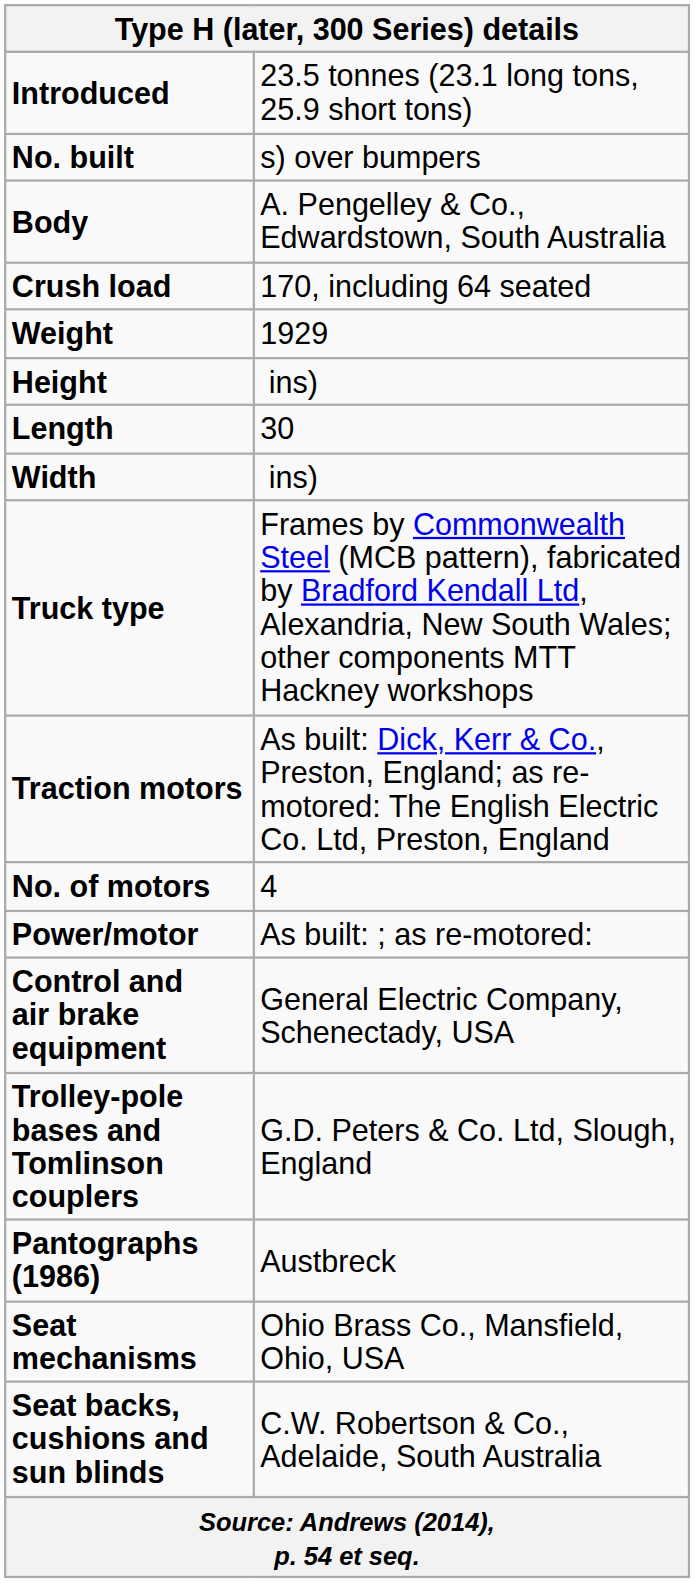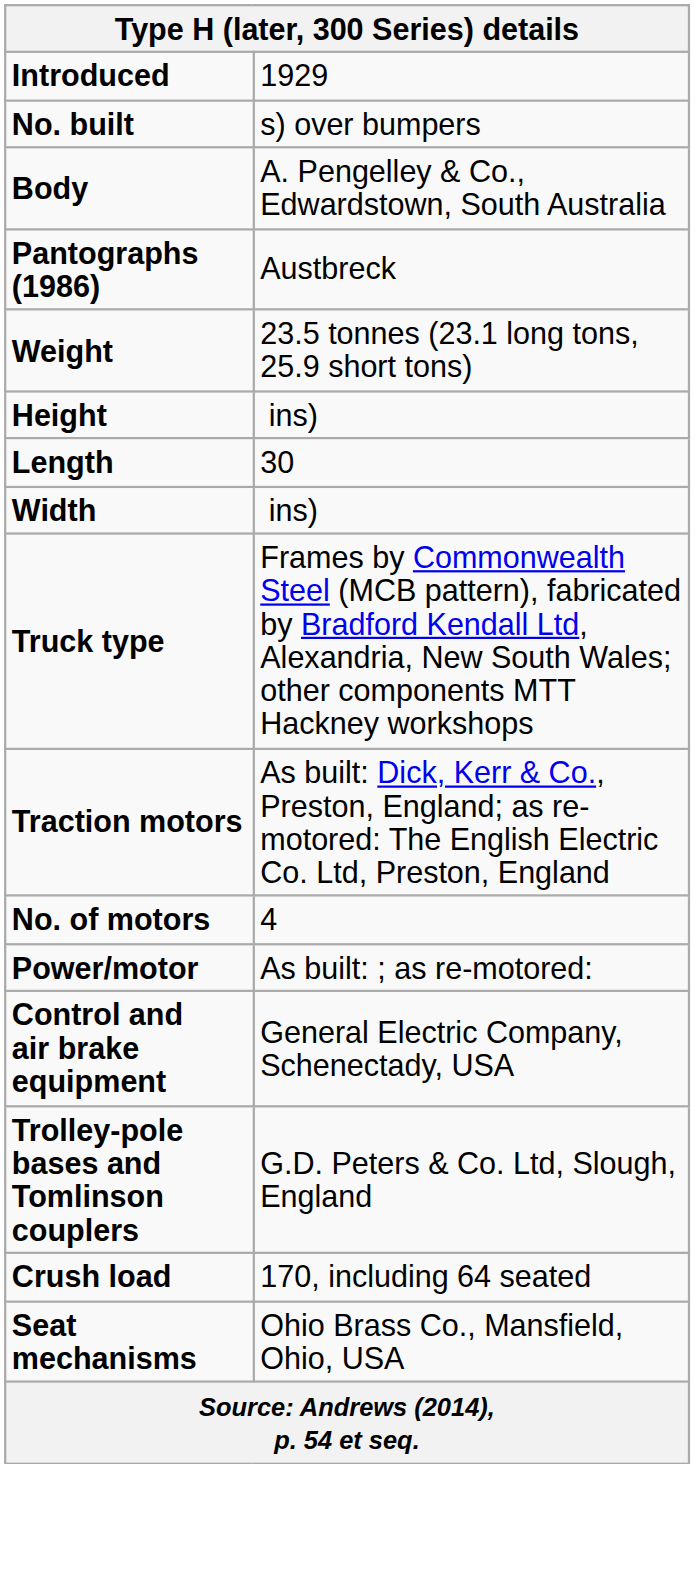(449, 93) 23.5 tonnes (23.1 long tons, 25.9 short tons) -> (294, 76) 1929
rows swapped: (92, 286) <-> (105, 1261)
(294, 334) 1929 -> (449, 350) 23.5 tonnes (23.1 long tons, 25.9 short tons)
- row: (110, 1439)
